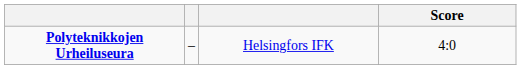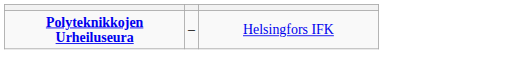- column: (447, 15)
